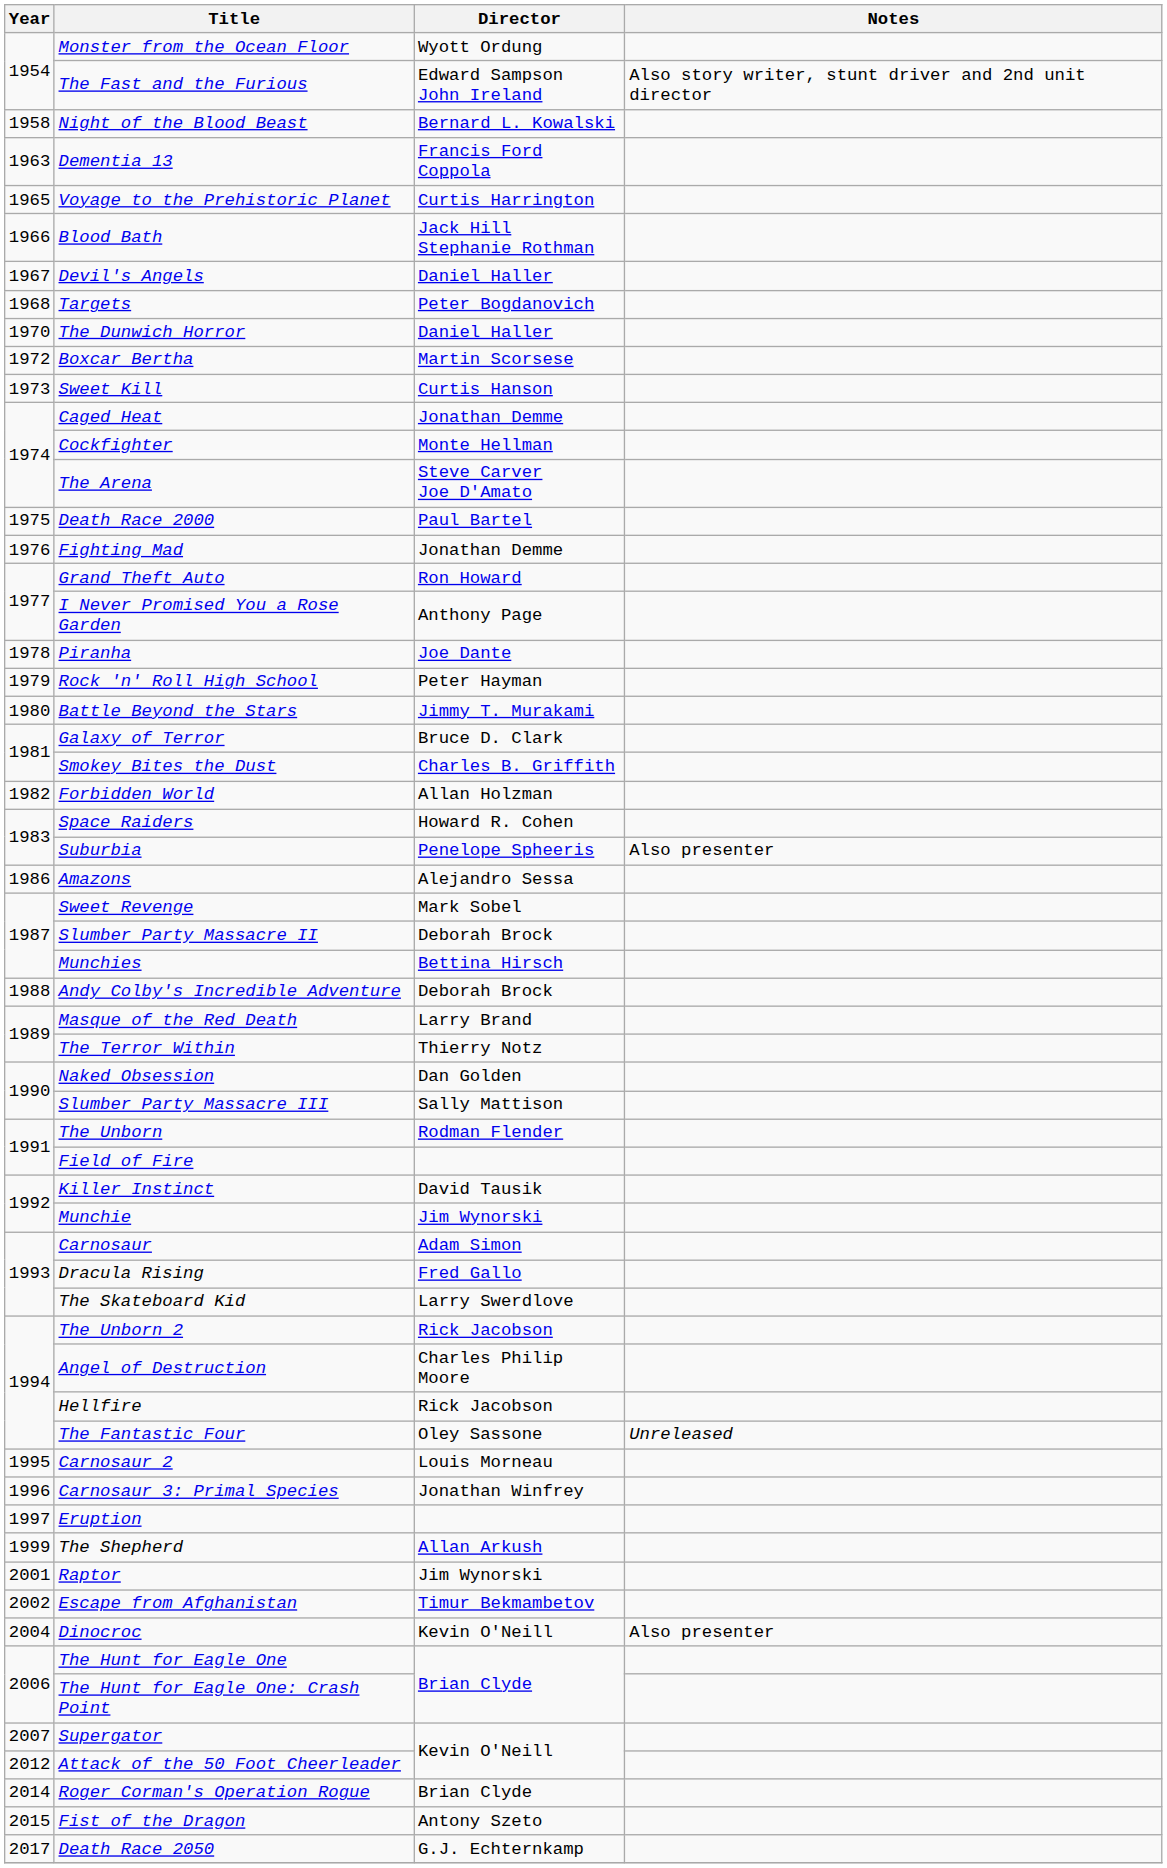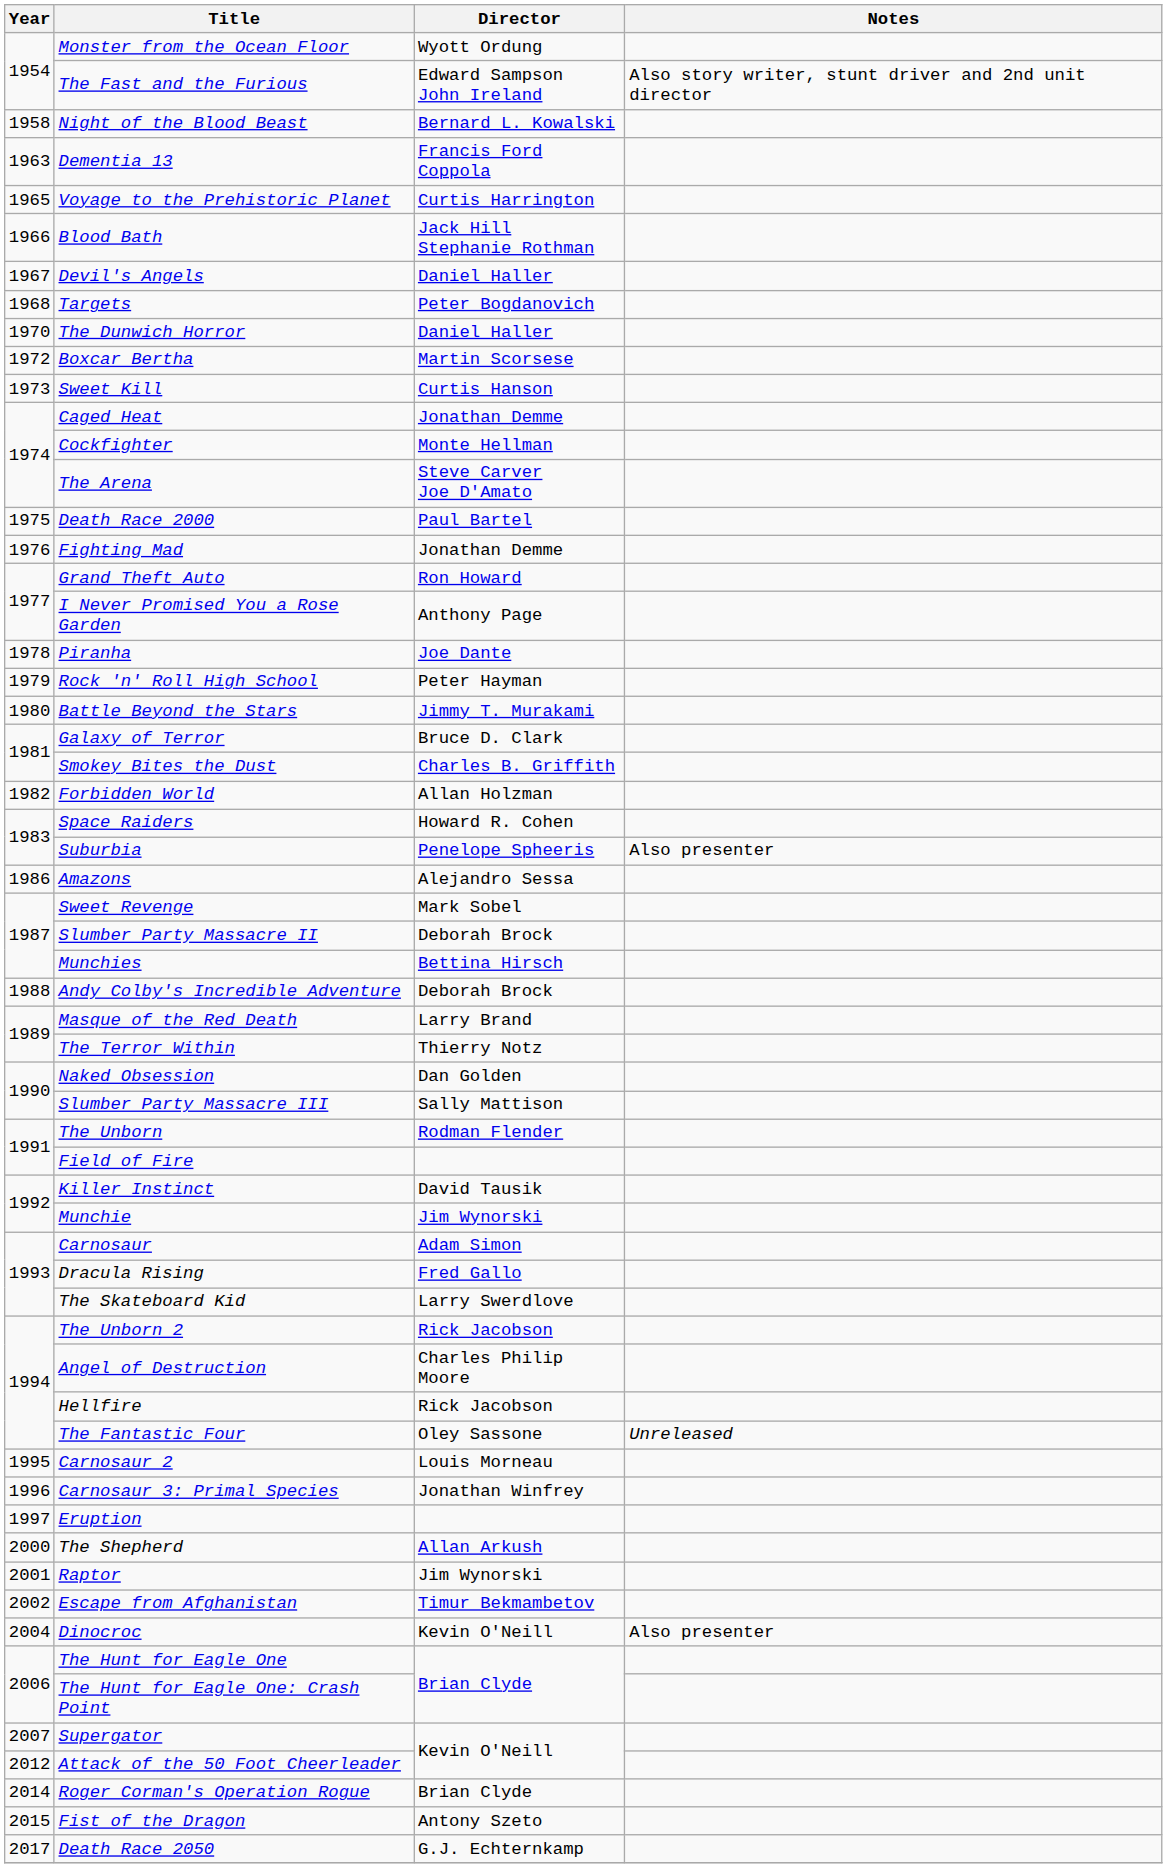(30, 1547) 1999 -> (30, 1547) 2000
